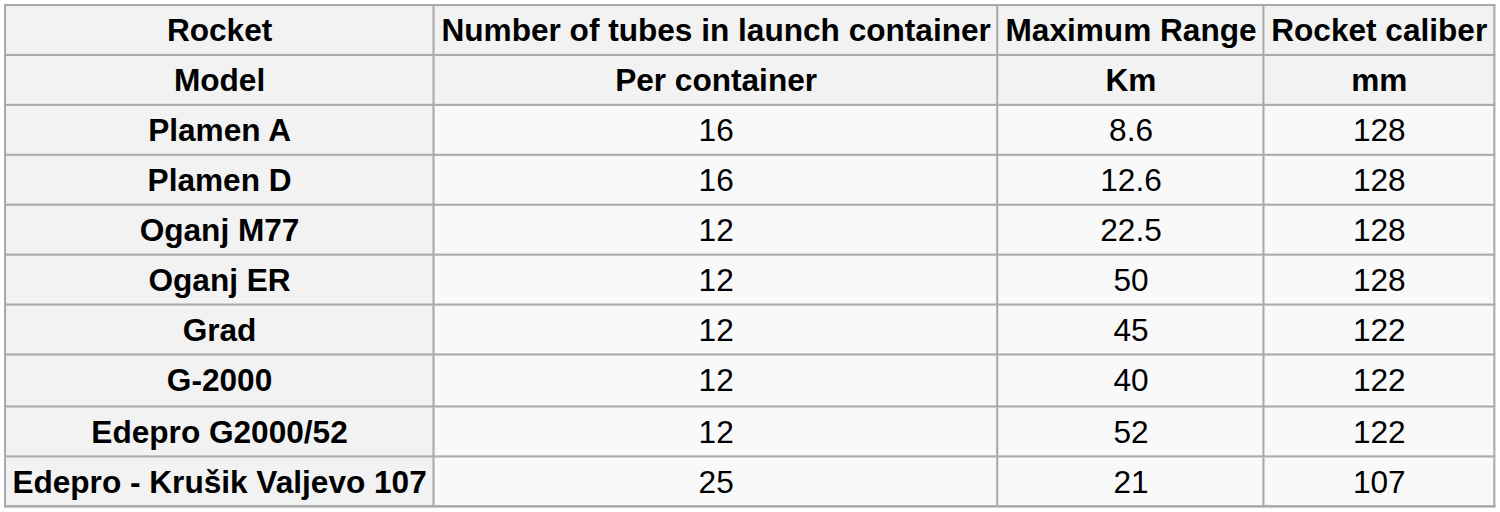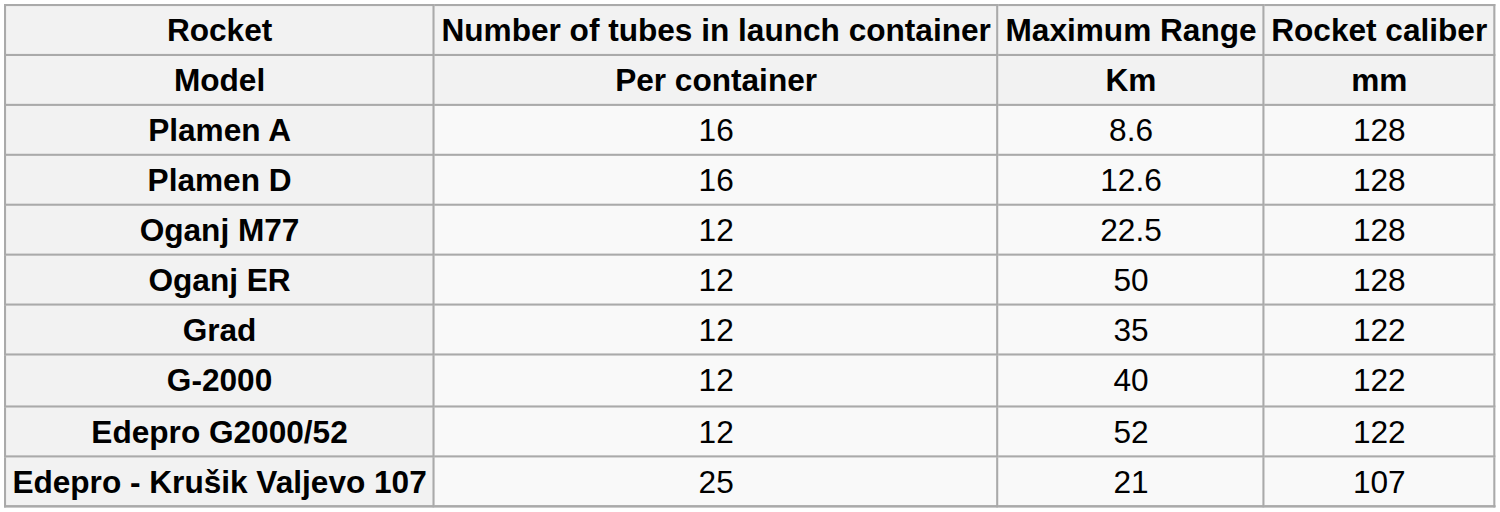(1131, 331) 45 -> (1131, 331) 35
